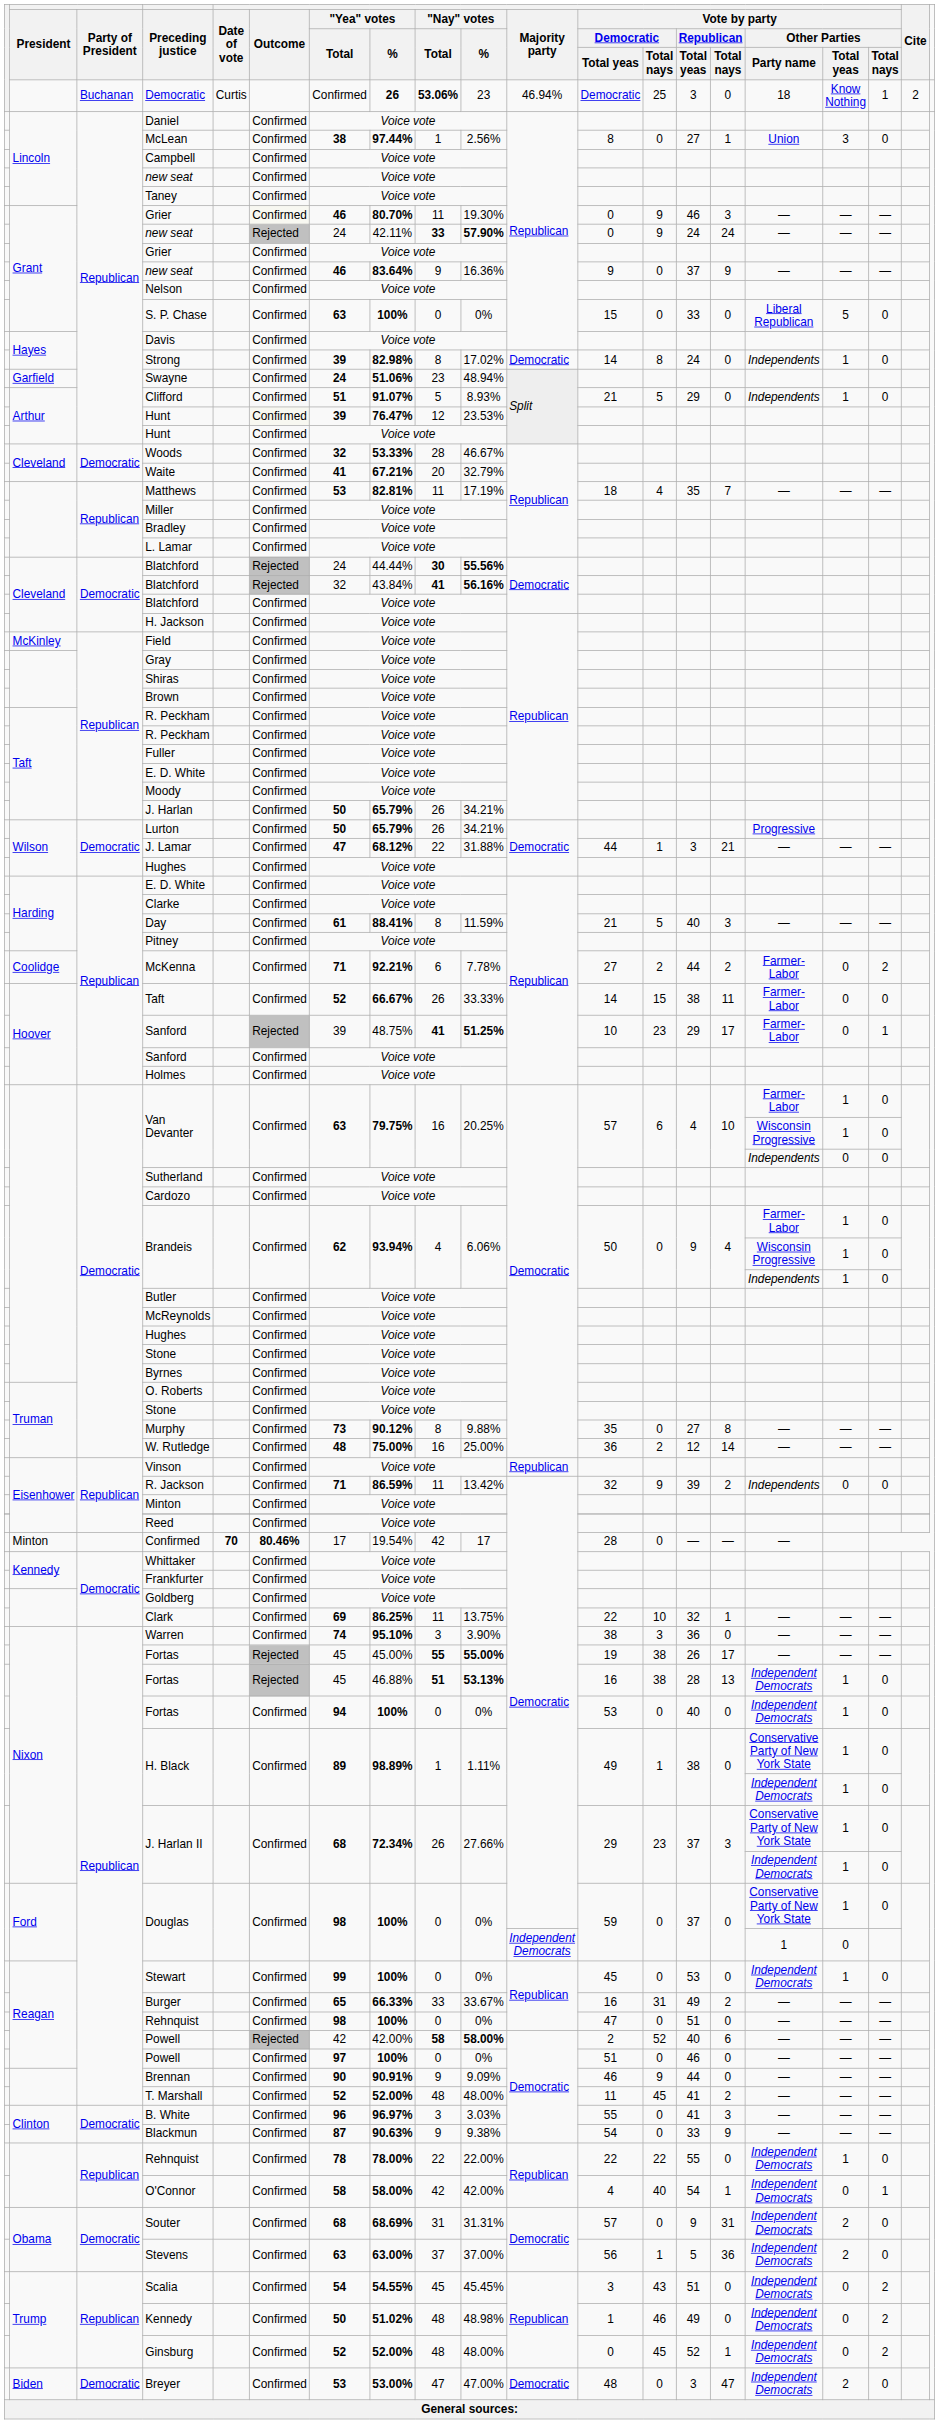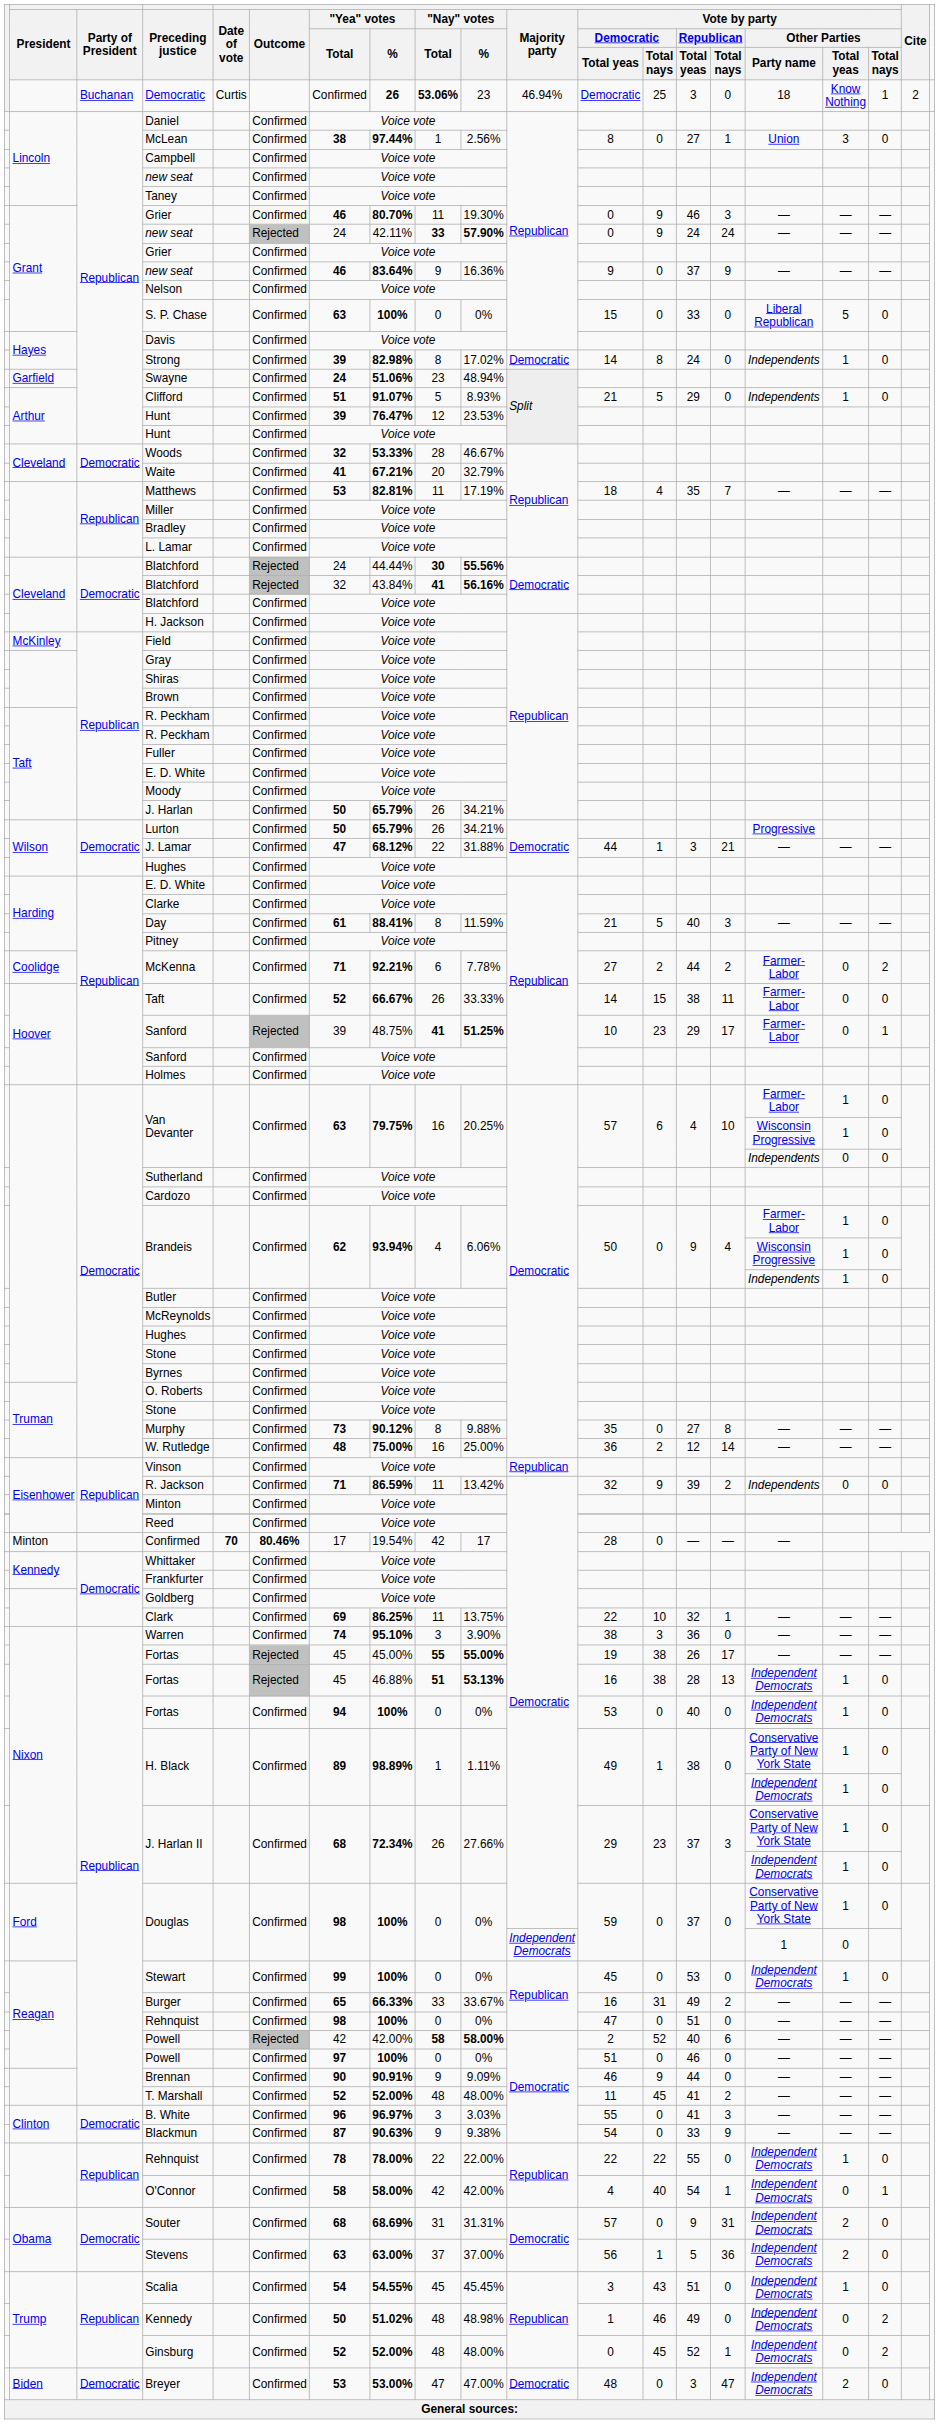(846, 2287) 0 -> (846, 2287) 1
(885, 2287) 2 -> (885, 2287) 0
